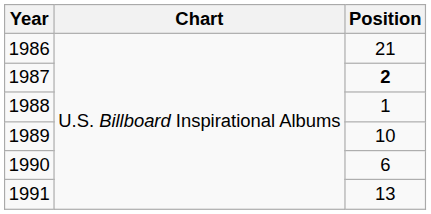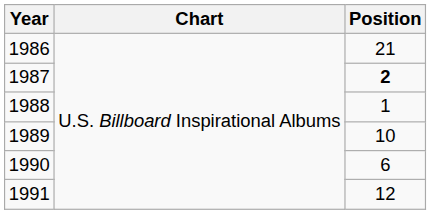(385, 194) 13 -> (385, 194) 12
